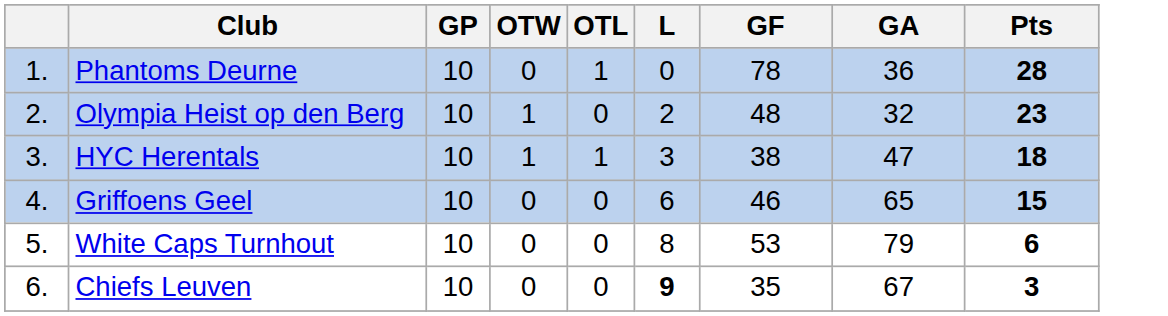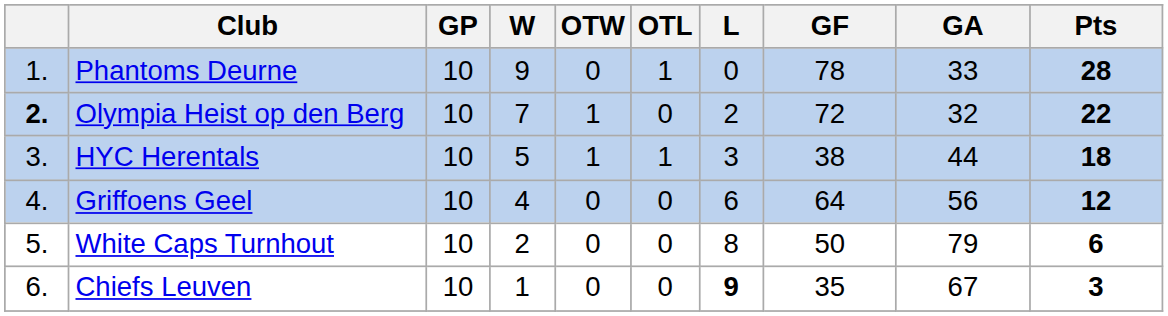+ column: (522, 26)
(899, 69) 36 -> (963, 69) 33
(37, 113) normal -> (37, 113) bold
(766, 113) 48 -> (830, 113) 72
(1032, 113) 23 -> (1096, 113) 22
(899, 157) 47 -> (963, 157) 44
(766, 200) 46 -> (830, 200) 64
(899, 200) 65 -> (963, 200) 56
(1032, 200) 15 -> (1096, 200) 12
(766, 244) 53 -> (830, 244) 50
